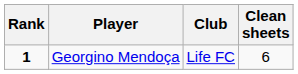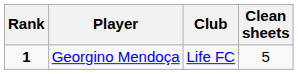(266, 57) 6 -> (266, 57) 5
